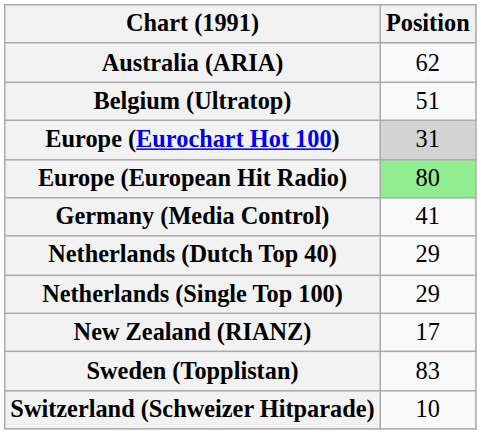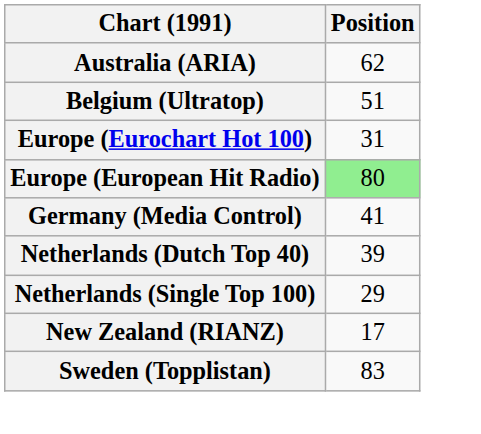(428, 139) lightgrey background -> (373, 139) no background
(428, 255) 29 -> (373, 255) 39
- row: (193, 409)
